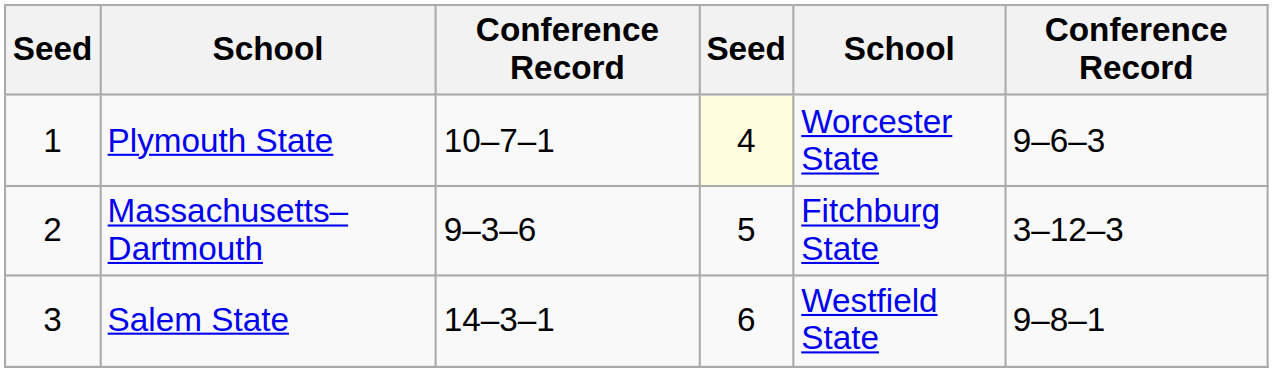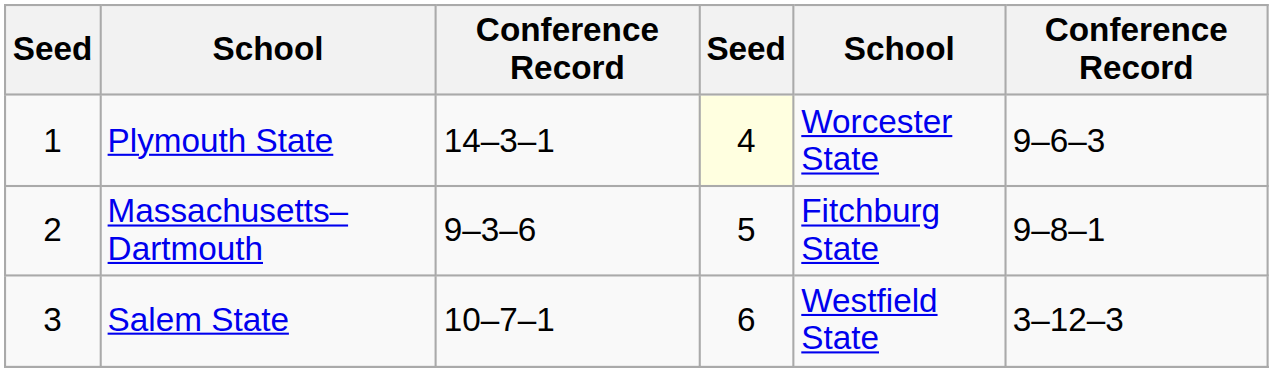(499, 139) 10–7–1 -> (499, 139) 14–3–1
(1068, 230) 3–12–3 -> (1059, 230) 9–8–1
(499, 320) 14–3–1 -> (499, 320) 10–7–1
(1059, 320) 9–8–1 -> (1068, 320) 3–12–3
